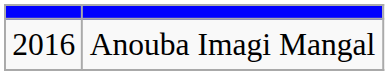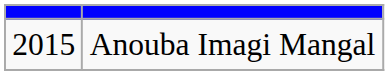(44, 44) 2016 -> (44, 44) 2015
